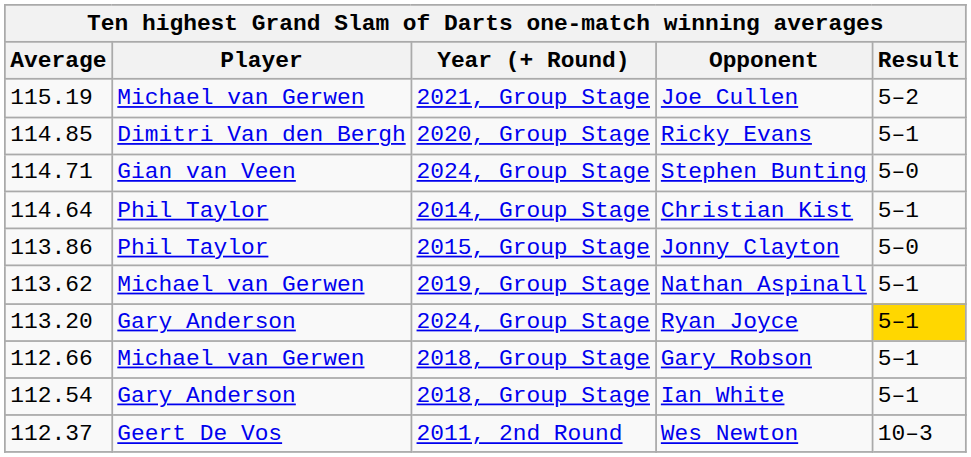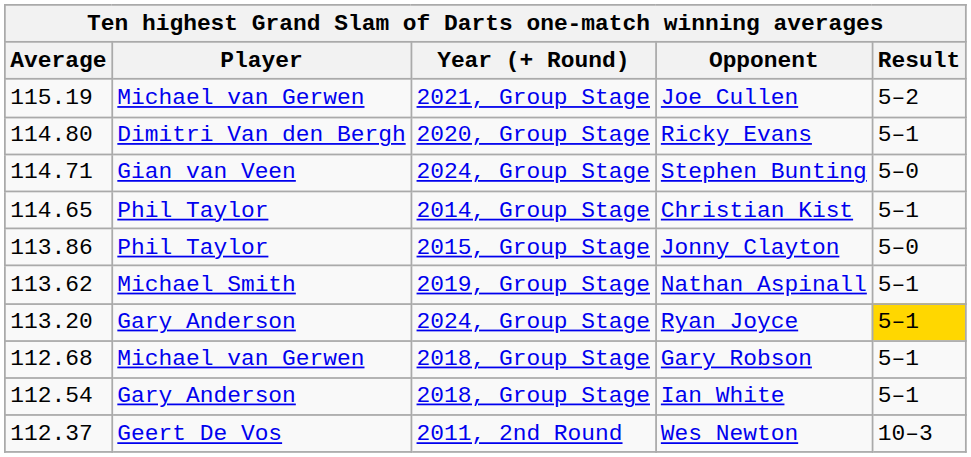(52, 135) 114.85 -> (52, 135) 114.80
(52, 210) 114.64 -> (52, 210) 114.65
(241, 285) Michael van Gerwen -> (207, 285) Michael Smith
(52, 359) 112.66 -> (52, 359) 112.68
